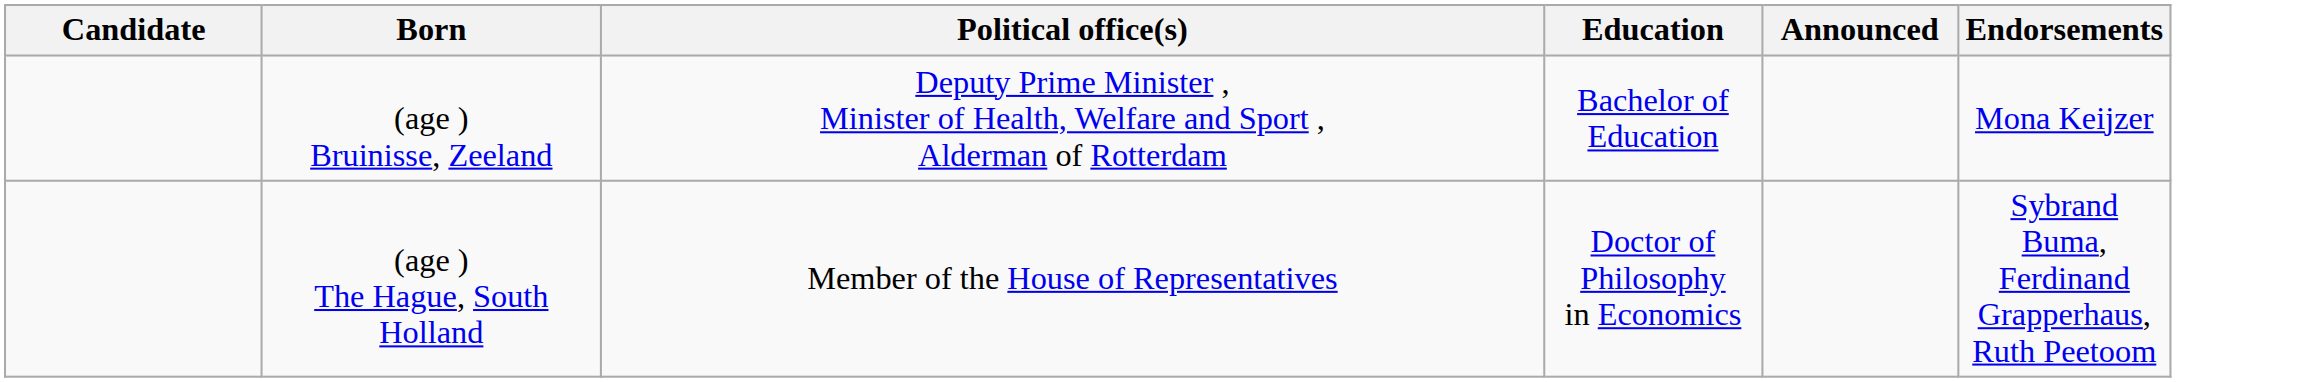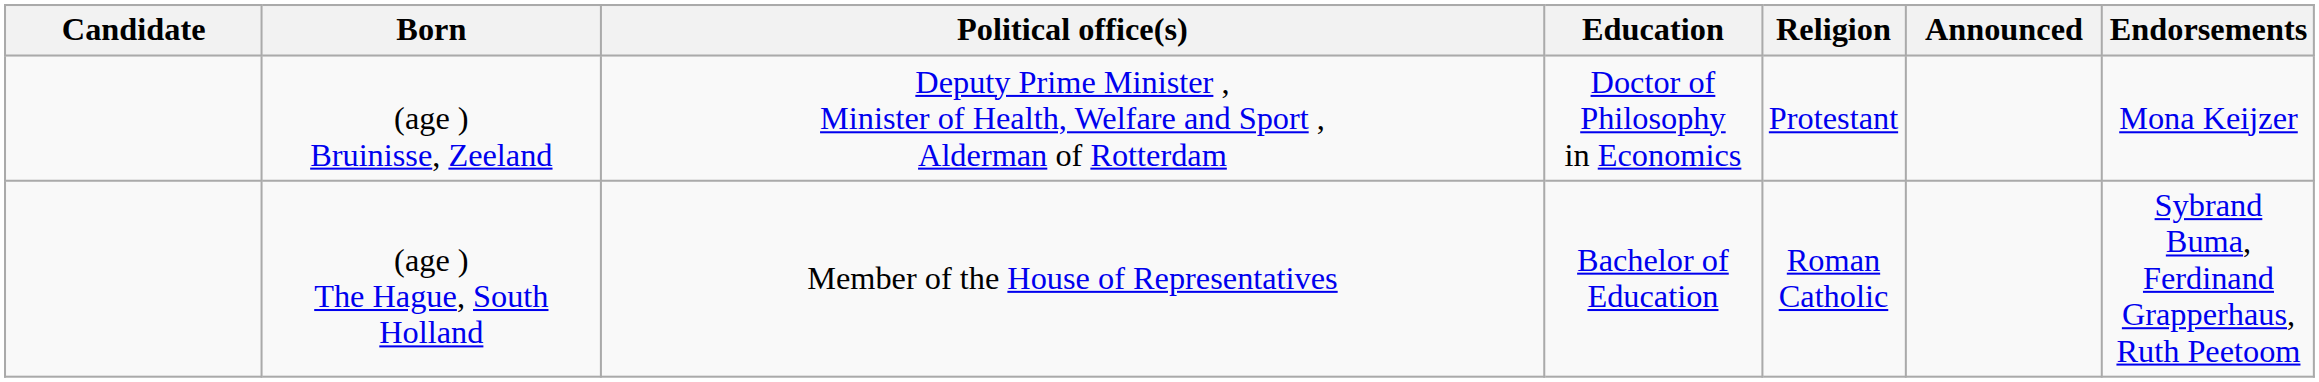+ column: (1833, 30)
(1653, 117) Bachelor of Education -> (1653, 117) Doctor of Philosophy in Economics
(1653, 278) Doctor of Philosophy in Economics -> (1653, 278) Bachelor of Education
